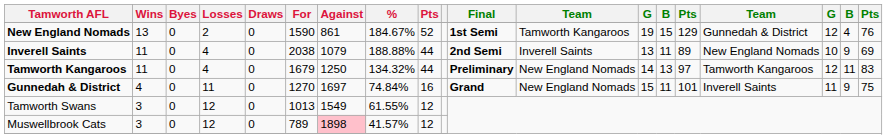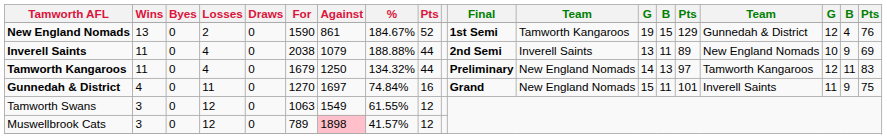(302, 105) 1013 -> (302, 105) 1063
